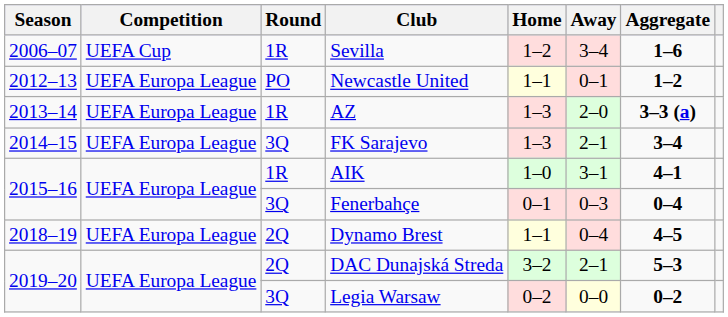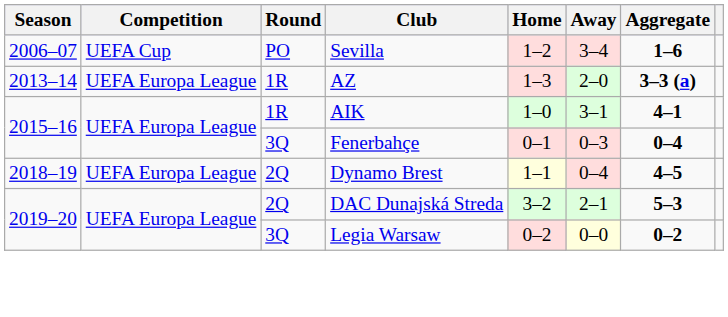(277, 50) 1R -> (278, 50) PO
- row: (399, 81)
- row: (379, 142)
